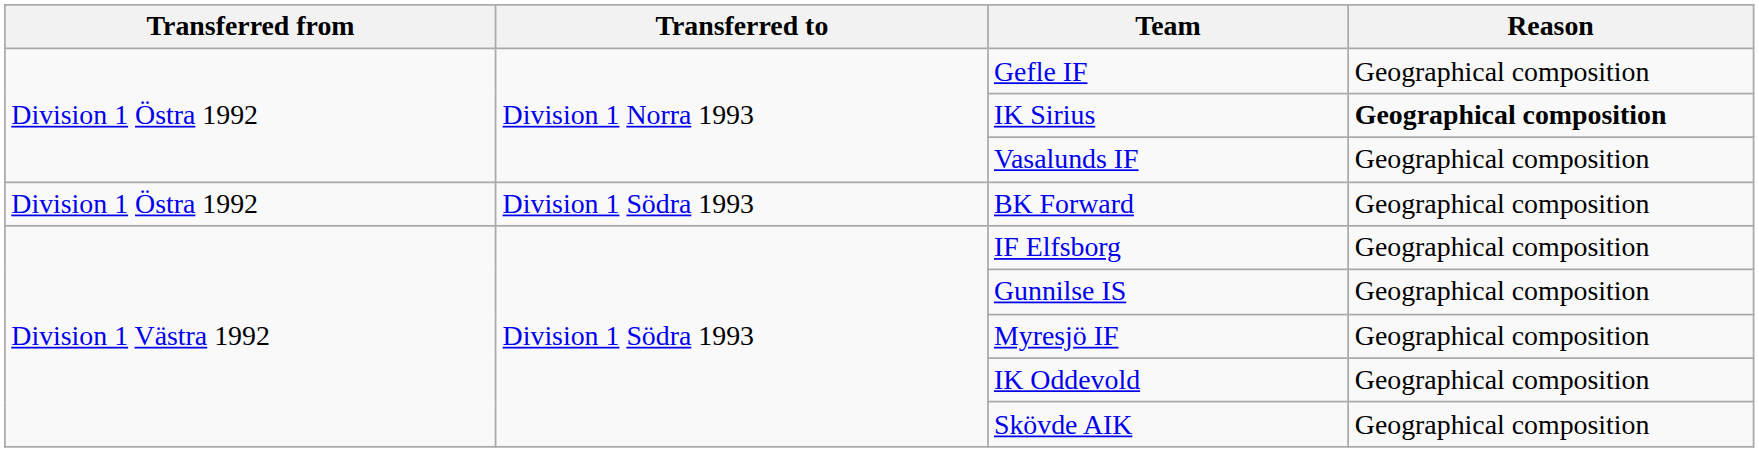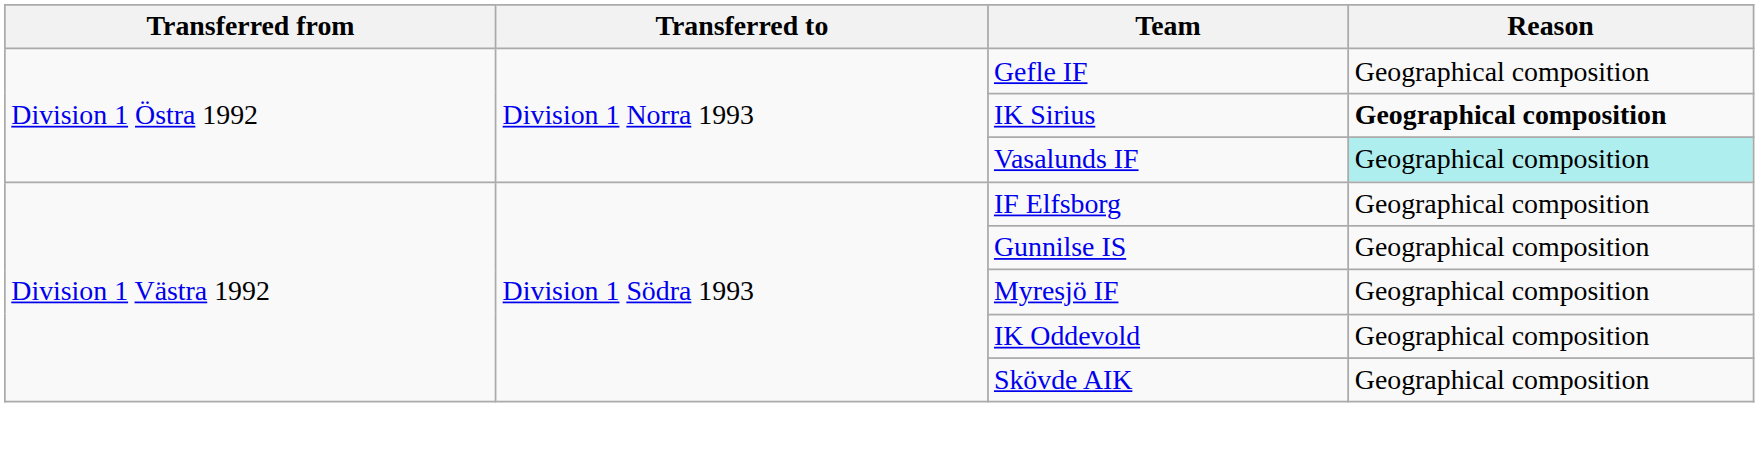(1502, 159) no background -> (1502, 159) paleturquoise background
- row: (1064, 203)
